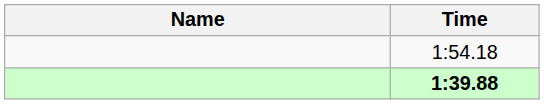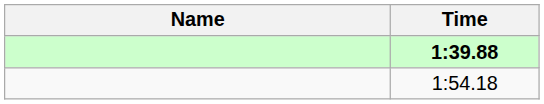rows swapped: (465, 83) <-> (465, 51)
